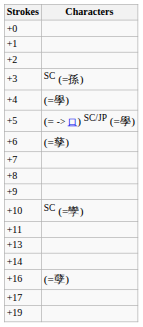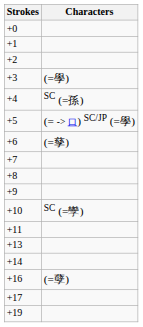(64, 78) SC (=孫) -> (56, 78) (=學)
(56, 100) (=學) -> (64, 99) SC (=孫)
